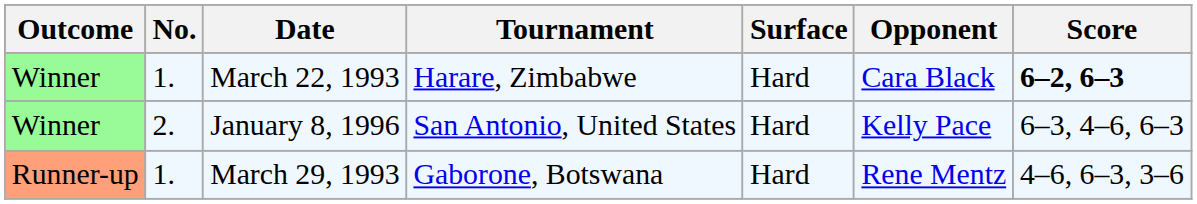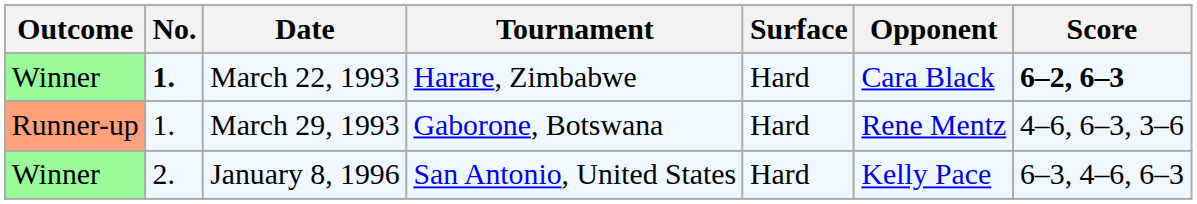(164, 76) normal -> (164, 76) bold
rows swapped: (305, 173) <-> (305, 124)
